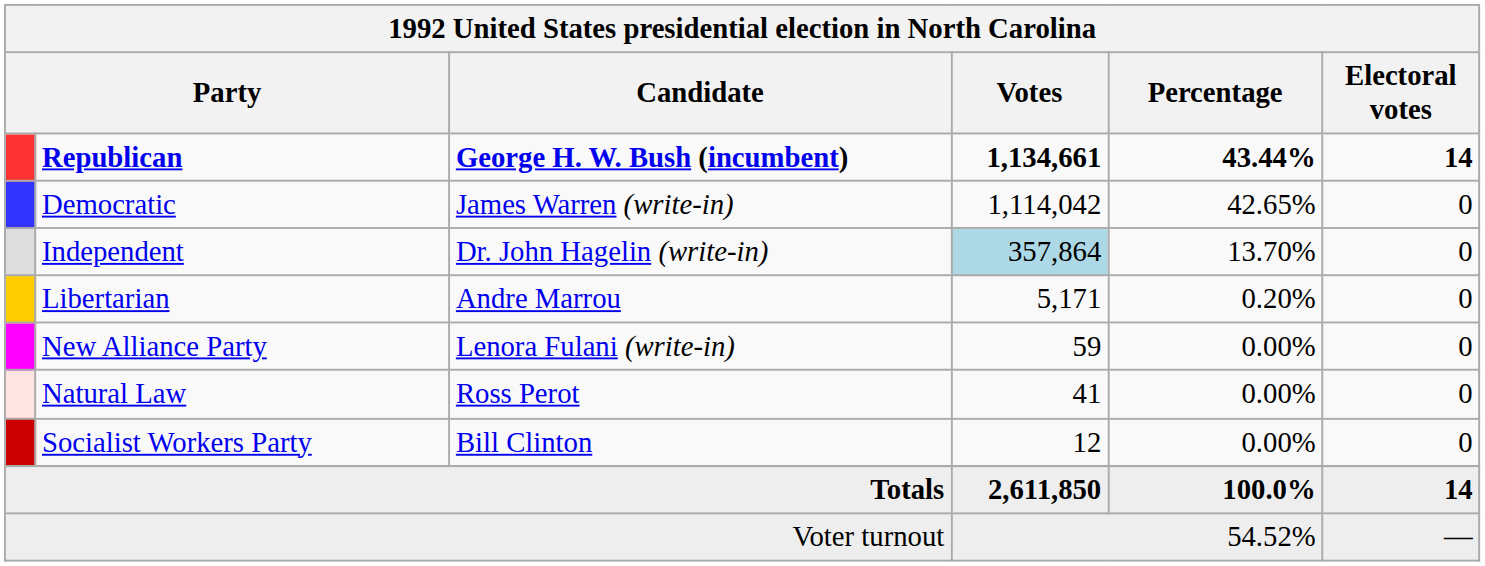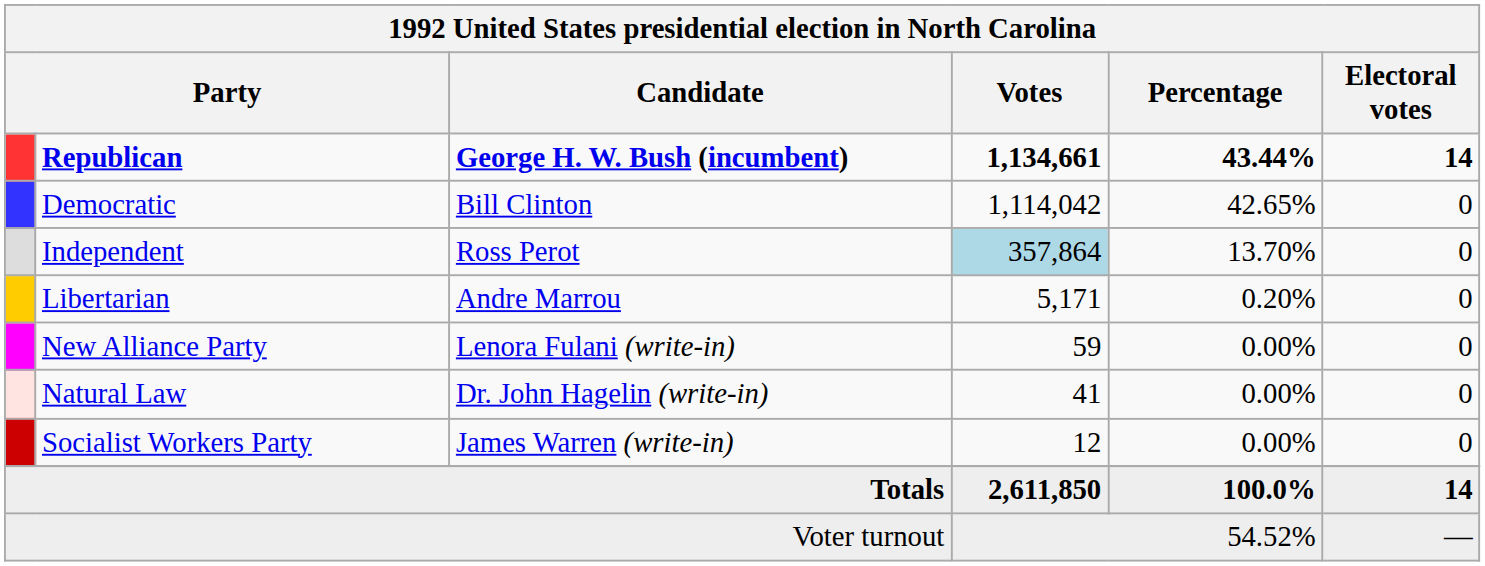(595, 204) James Warren (write-in) -> (524, 204) Bill Clinton
(612, 251) Dr. John Hagelin (write-in) -> (518, 251) Ross Perot
(518, 393) Ross Perot -> (612, 393) Dr. John Hagelin (write-in)
(524, 441) Bill Clinton -> (595, 441) James Warren (write-in)
